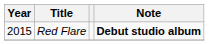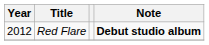(19, 31) 2015 -> (19, 31) 2012
